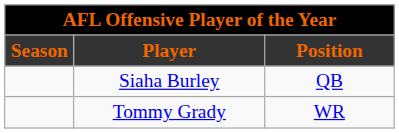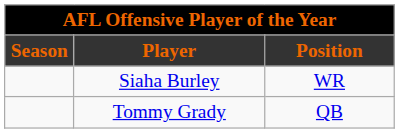(329, 81) QB -> (329, 81) WR
(329, 111) WR -> (329, 111) QB
